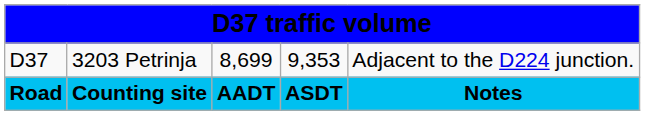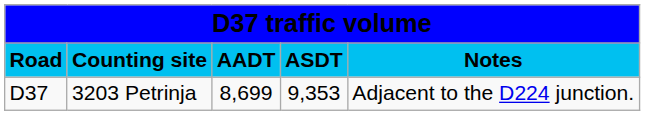rows swapped: (36, 93) <-> (29, 60)
